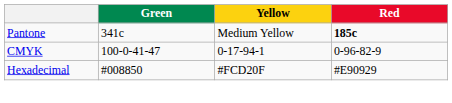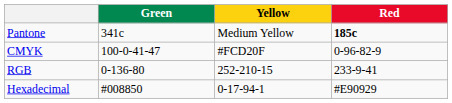(241, 51) 0-17-94-1 -> (241, 51) #FCD20F
+ row: (19, 70)
(241, 70) #FCD20F -> (241, 88) 0-17-94-1
